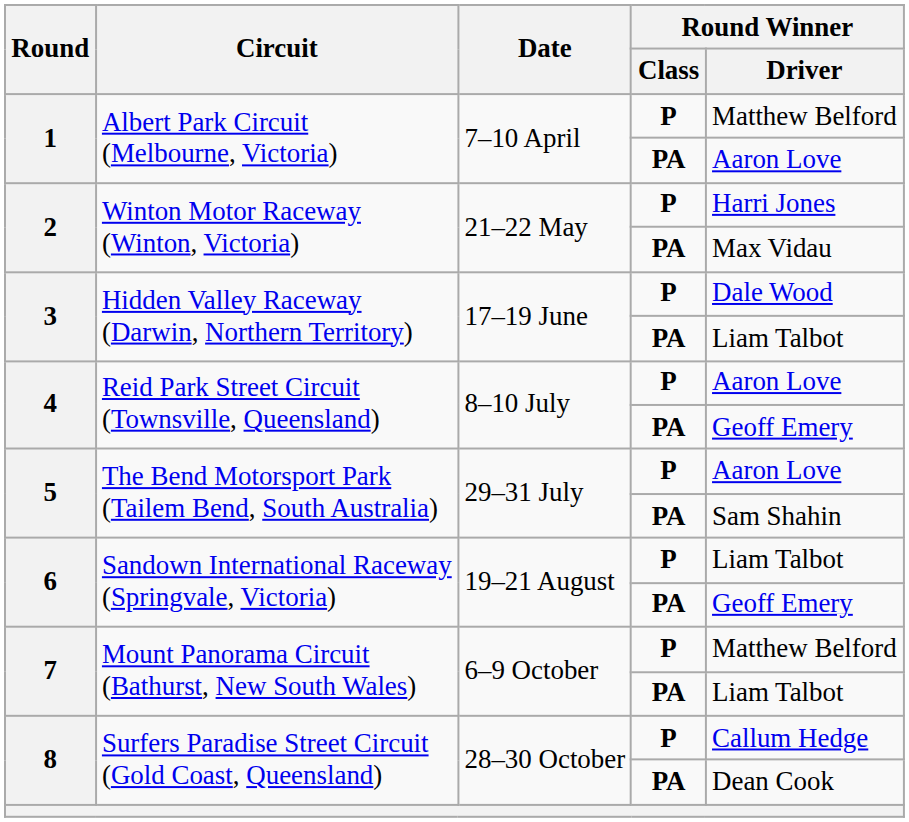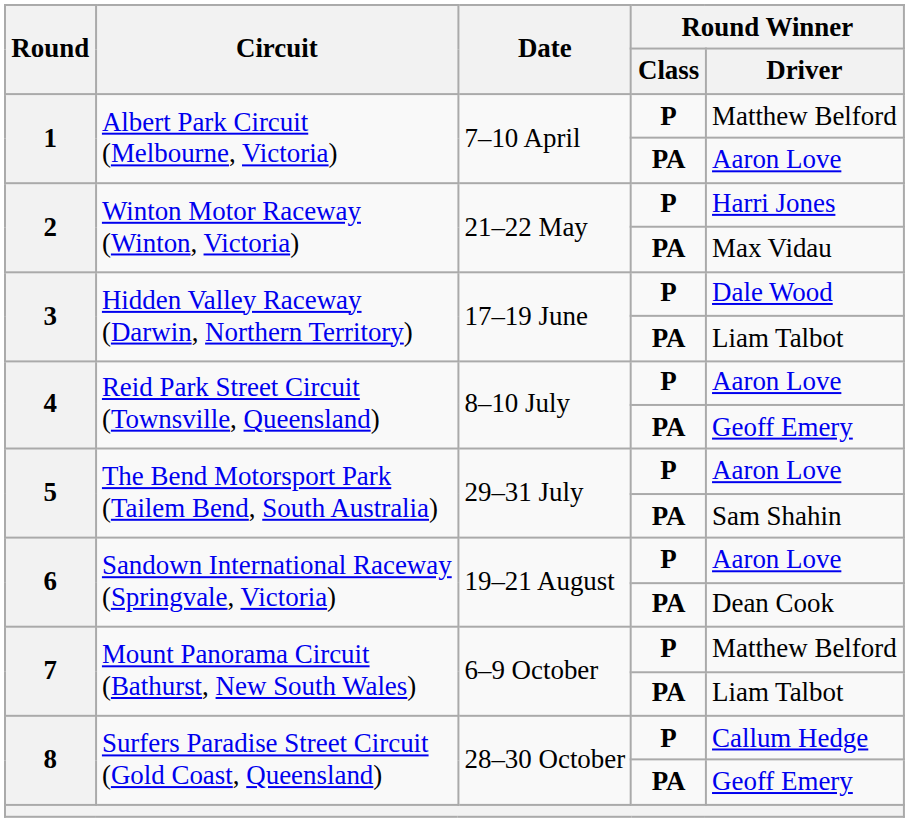(778, 559) Liam Talbot -> (777, 559) Aaron Love
(782, 603) Geoff Emery -> (773, 603) Dean Cook
(773, 781) Dean Cook -> (782, 781) Geoff Emery
